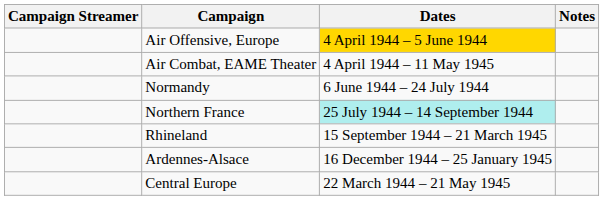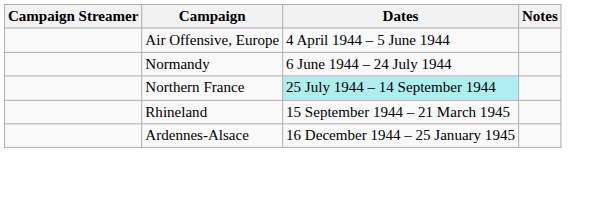(405, 40) gold background -> (368, 40) no background
- row: (231, 64)
- row: (191, 183)
